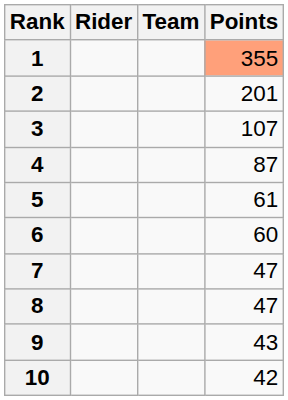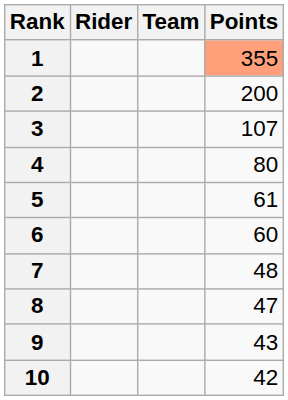(259, 93) 201 -> (259, 93) 200
(266, 164) 87 -> (266, 164) 80
(266, 270) 47 -> (266, 270) 48
